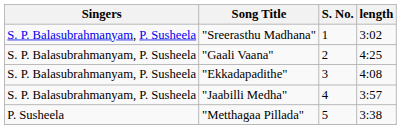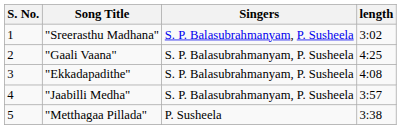columns swapped: (338, 14) <-> (102, 14)
